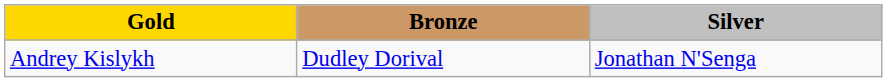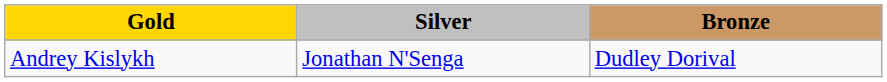columns swapped: (736, 22) <-> (443, 22)
